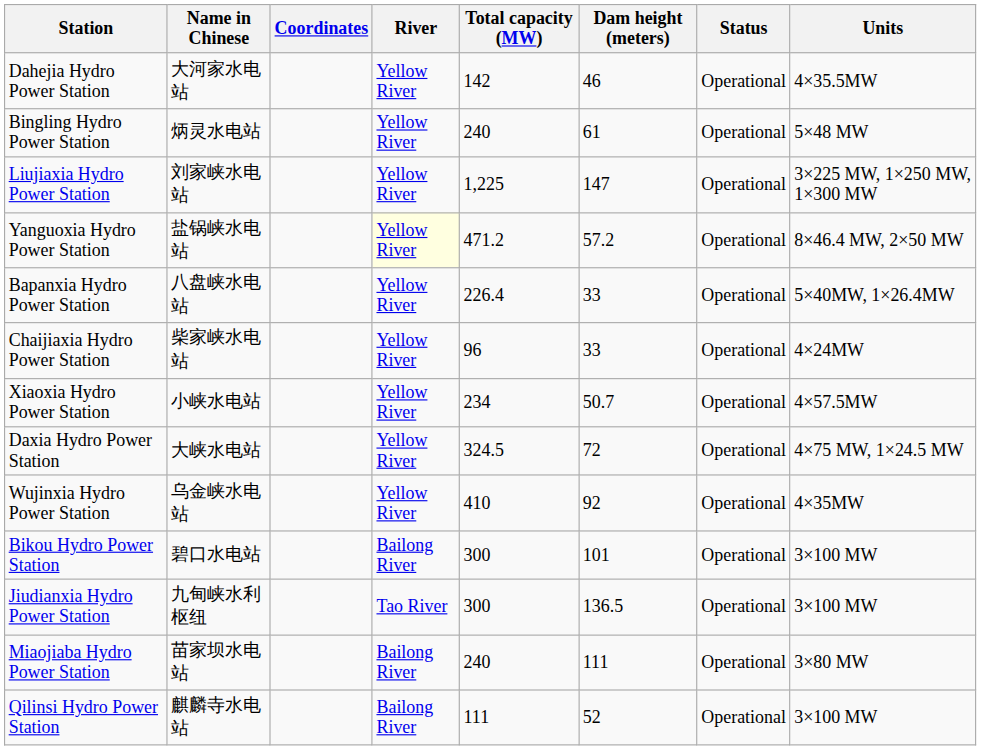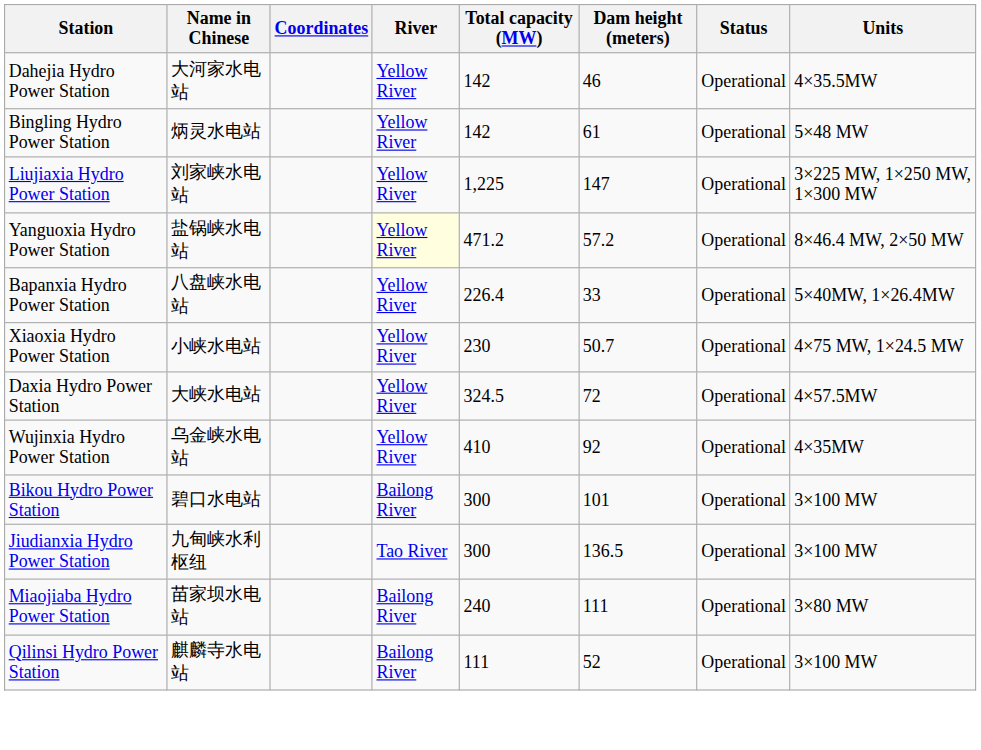(477, 132) 240 -> (477, 132) 142
- row: (71, 350)
(477, 402) 234 -> (477, 347) 230
(836, 402) 4×57.5MW -> (879, 347) 4×75 MW, 1×24.5 MW
(879, 451) 4×75 MW, 1×24.5 MW -> (836, 395) 4×57.5MW
